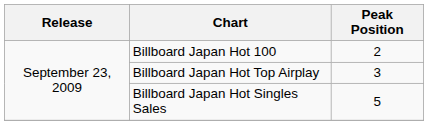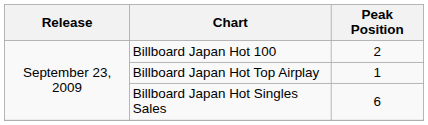(377, 72) 3 -> (377, 72) 1
(377, 101) 5 -> (377, 101) 6
